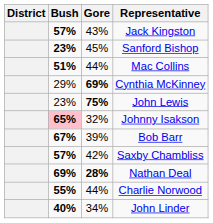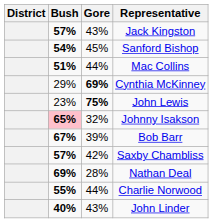(65, 48) 23% -> (65, 48) 54%
(97, 173) bold -> (97, 173) normal
(97, 208) 34% -> (97, 208) 43%
